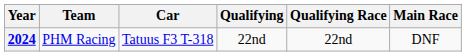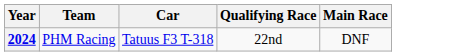- column: (252, 16)
